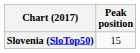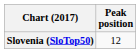(116, 40) 15 -> (116, 40) 12
